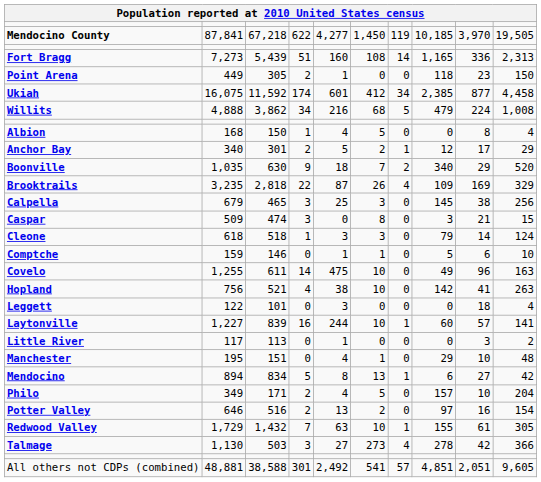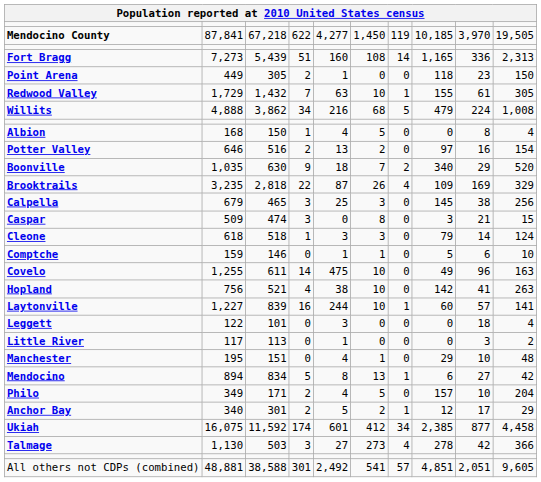rows swapped: (23, 93) <-> (52, 428)
rows swapped: (39, 150) <-> (49, 411)
rows swapped: (42, 324) <-> (29, 306)
